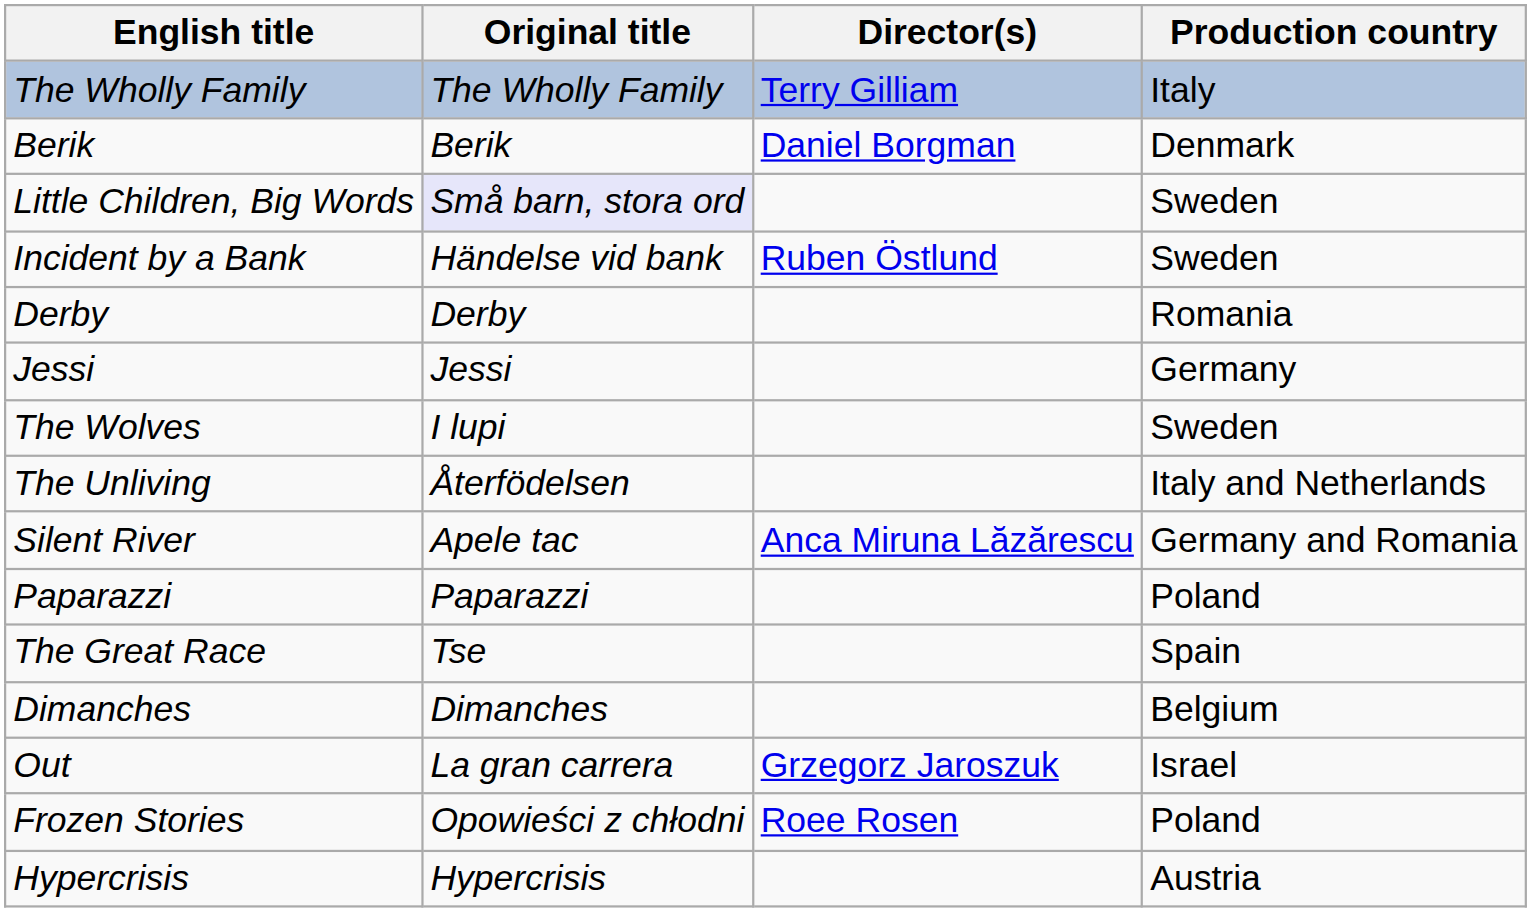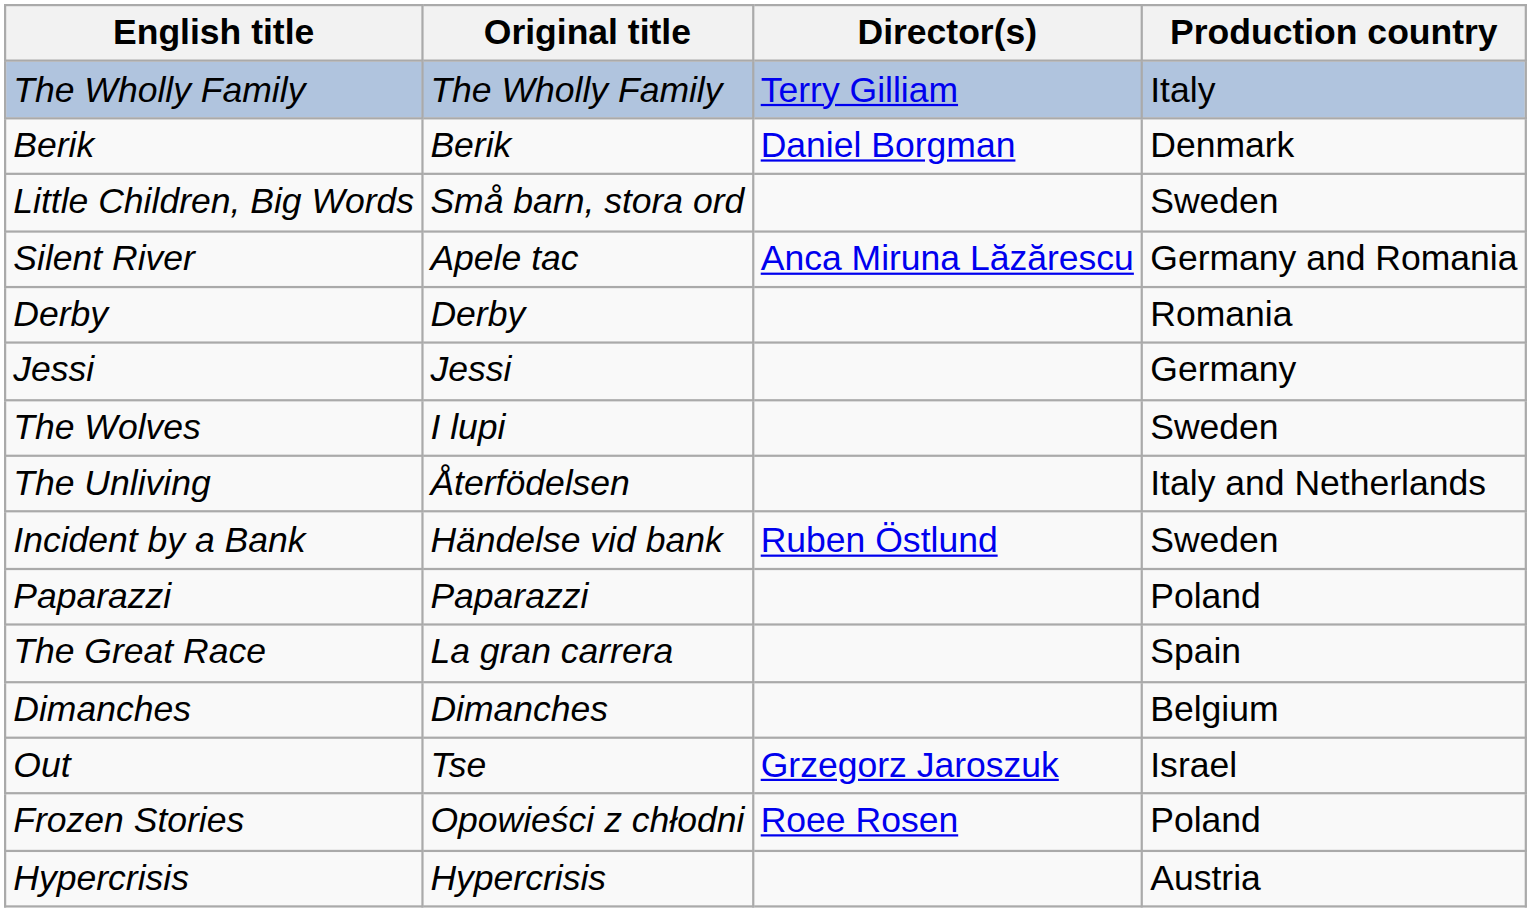(587, 201) lavender background -> (587, 201) no background
rows swapped: (159, 257) <-> (104, 539)
(458, 652) Tse -> (552, 652) La gran carrera
(552, 764) La gran carrera -> (458, 764) Tse
